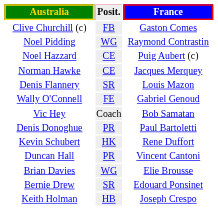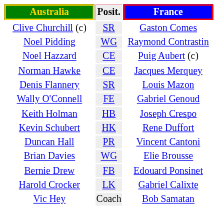(109, 27) FB -> (109, 27) SR
rows swapped: (49, 199) <-> (49, 113)
- row: (49, 127)
(109, 185) SR -> (109, 170) FB
+ row: (49, 185)
